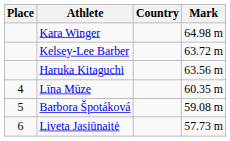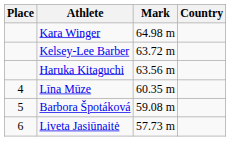columns swapped: (157, 13) <-> (204, 13)
